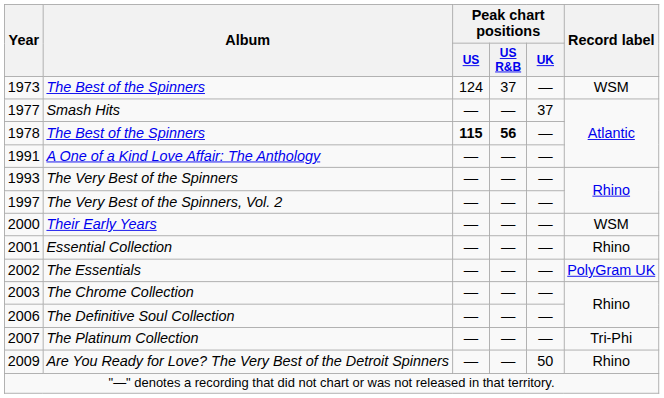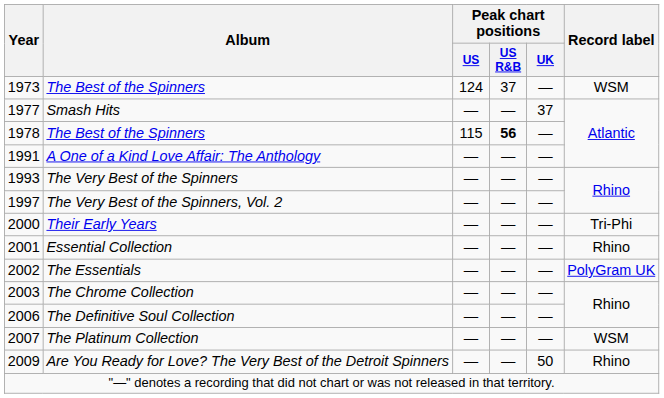(471, 133) bold -> (471, 133) normal
(611, 224) WSM -> (611, 224) Tri-Phi
(611, 338) Tri-Phi -> (611, 338) WSM
